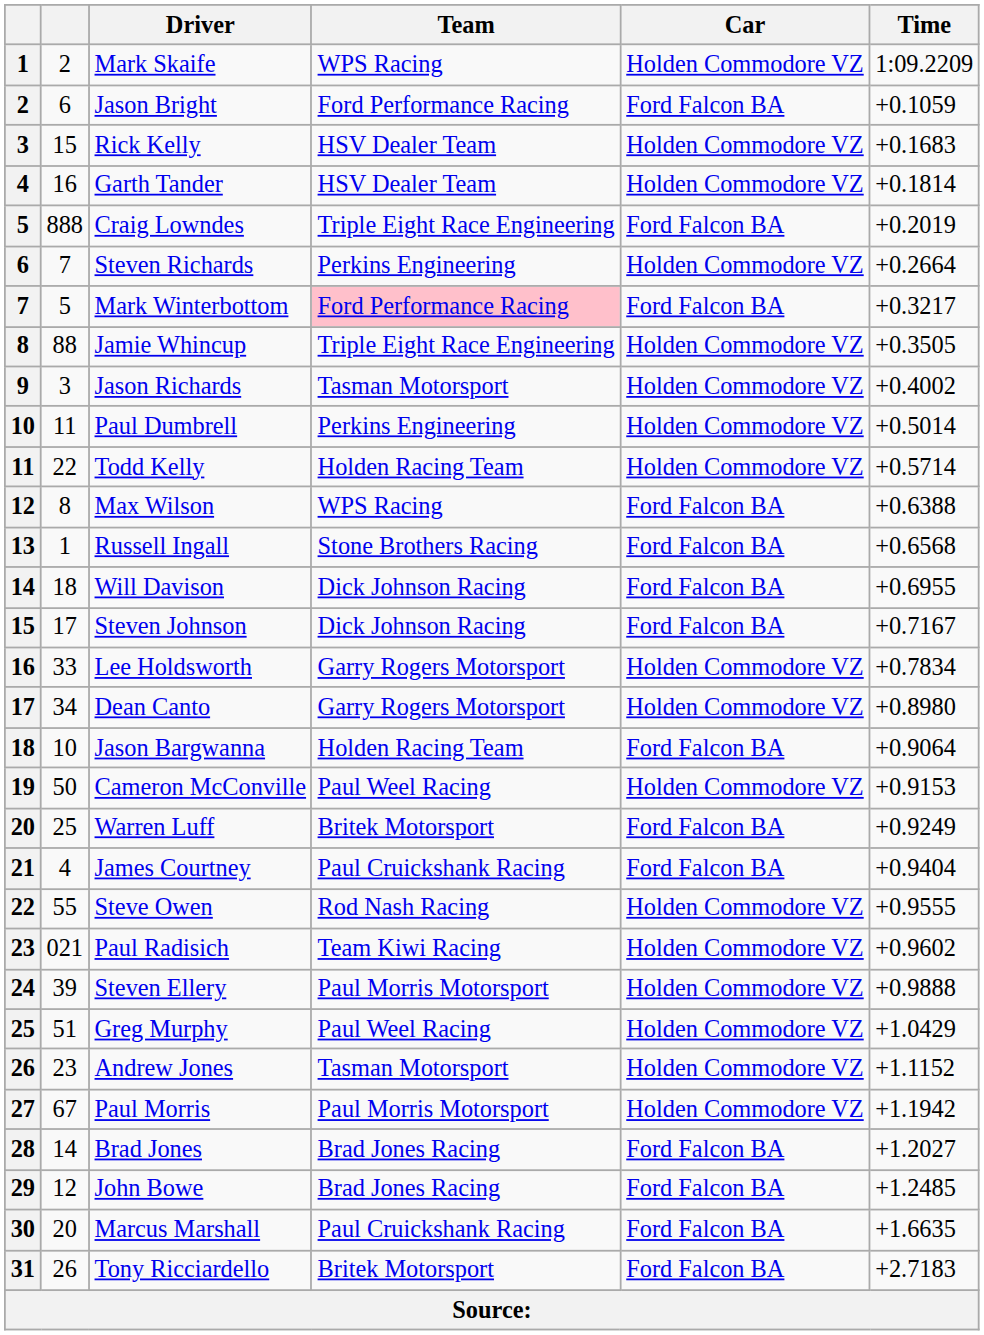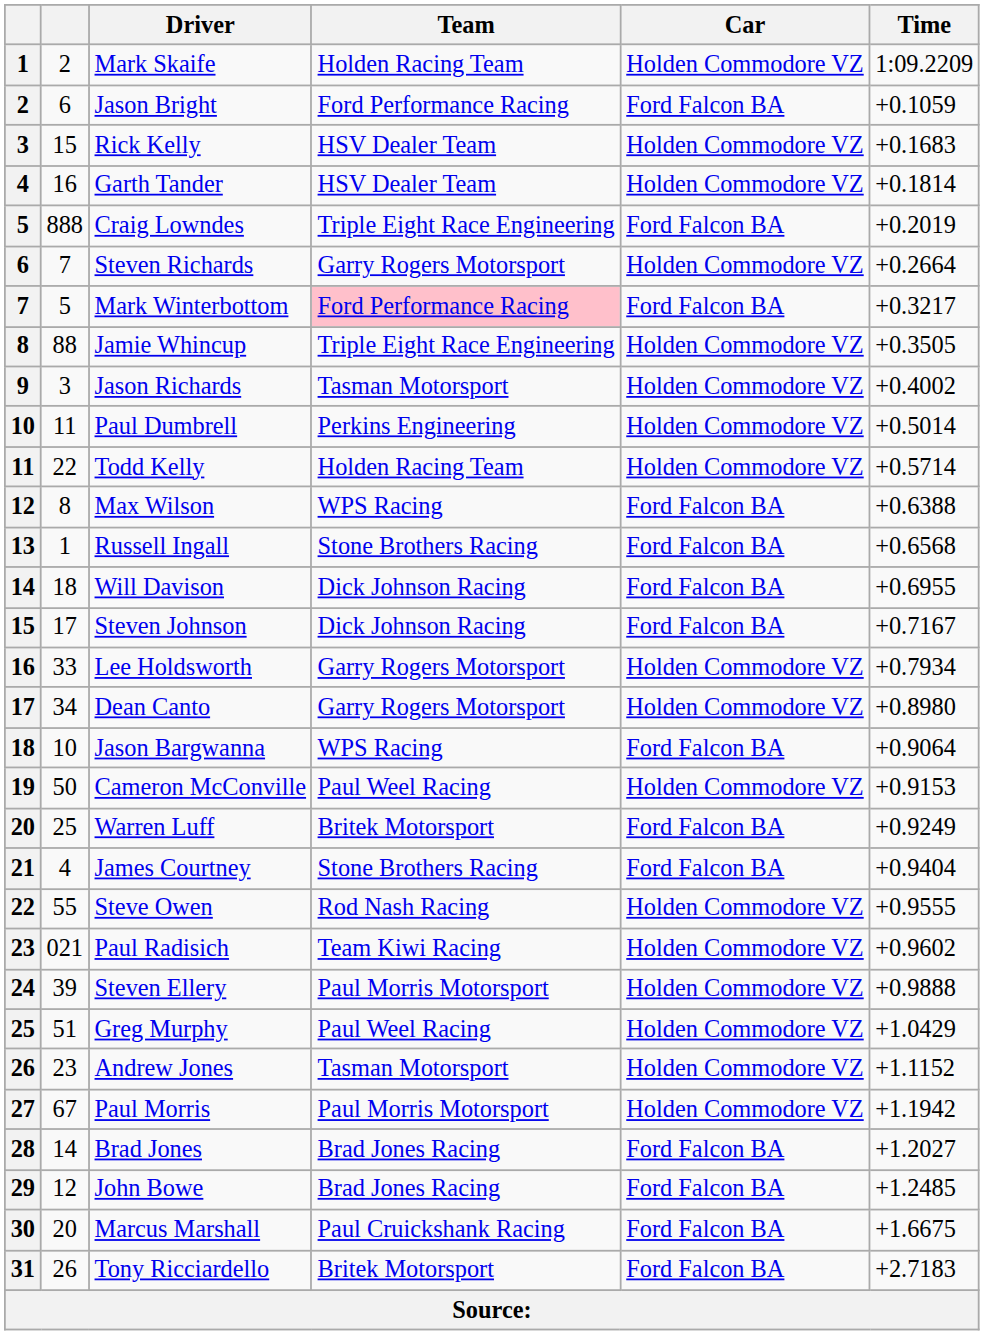(380, 64) WPS Racing -> (421, 64) Holden Racing Team
(417, 265) Perkins Engineering -> (441, 265) Garry Rogers Motorsport
(916, 666) +0.7834 -> (916, 666) +0.7934
(421, 747) Holden Racing Team -> (380, 747) WPS Racing
(441, 867) Paul Cruickshank Racing -> (428, 867) Stone Brothers Racing
(916, 1229) +1.6635 -> (916, 1229) +1.6675
